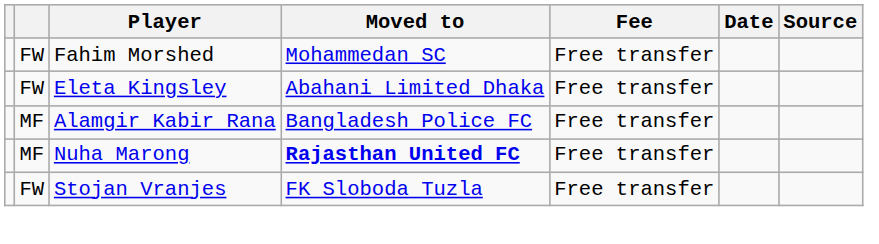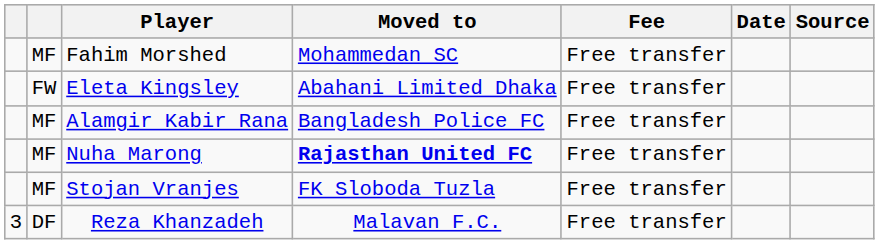(32, 55) FW -> (44, 55) MF
(32, 189) FW -> (44, 189) MF
+ row: (177, 222)
